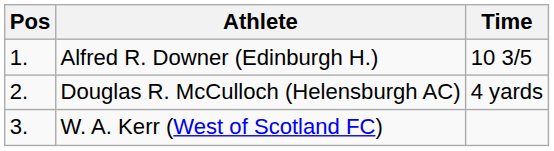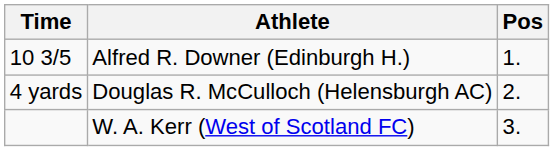columns swapped: (30, 22) <-> (507, 22)
